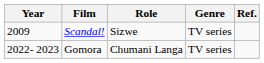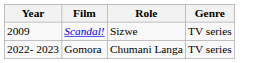- column: (247, 13)
